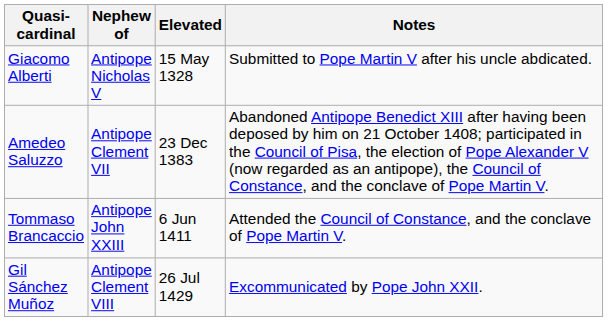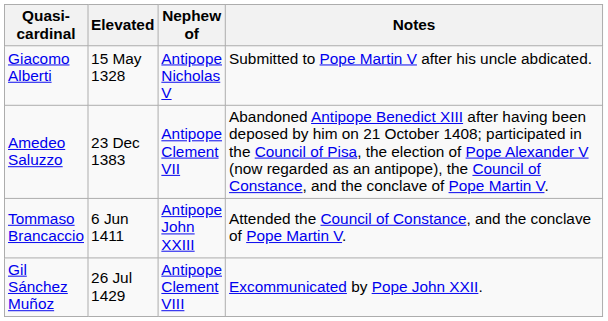columns swapped: (121, 25) <-> (190, 25)
